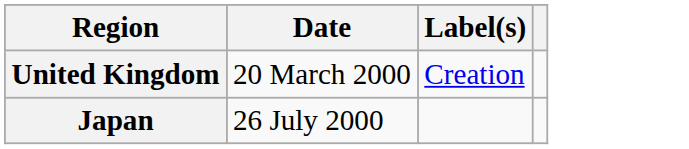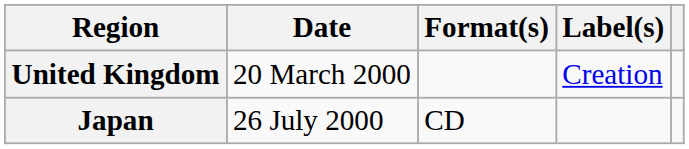+ column: (487, 27)
